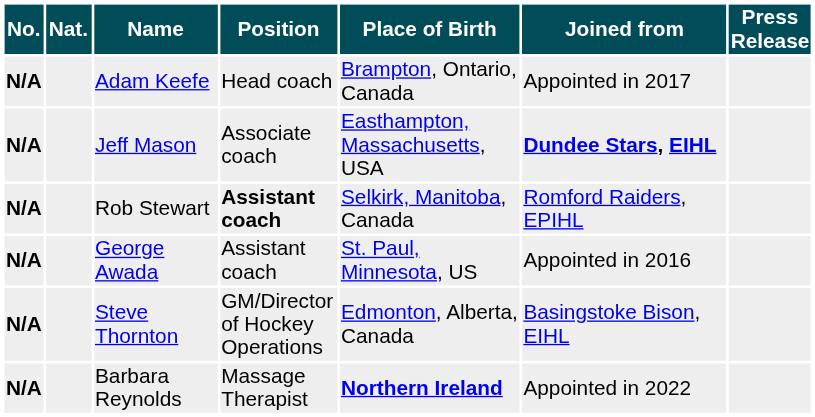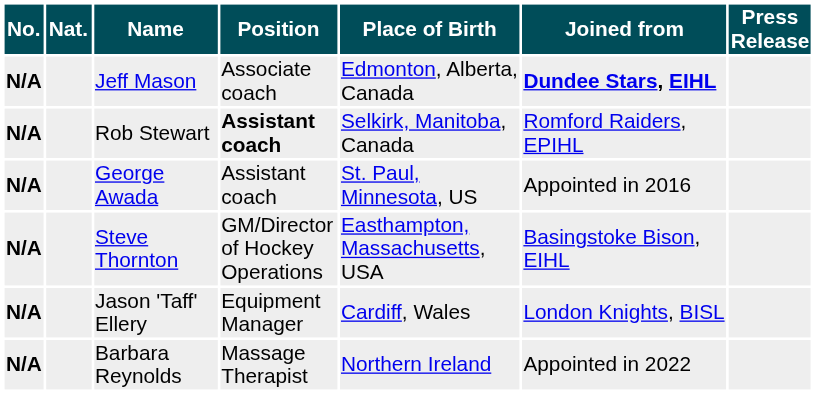- row: (152, 81)
(413, 144) Easthampton, Massachusetts, USA -> (429, 81) Edmonton, Alberta, Canada
(429, 324) Edmonton, Alberta, Canada -> (413, 248) Easthampton, Massachusetts, USA
+ row: (146, 312)
(422, 387) bold -> (416, 364) normal
